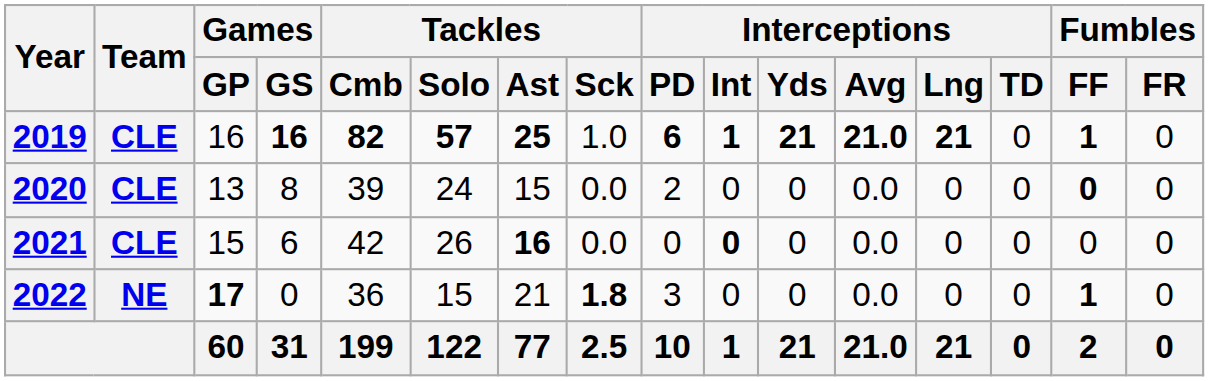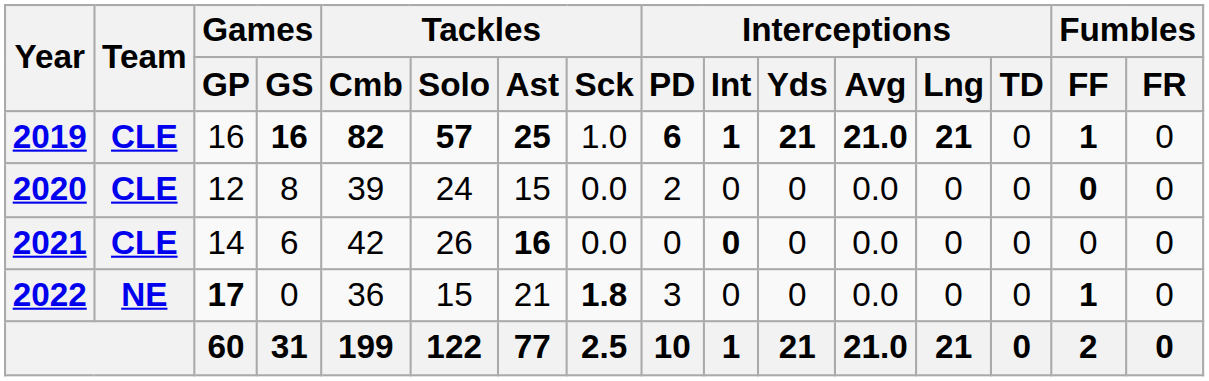(226, 189) 13 -> (226, 189) 12
(226, 242) 15 -> (226, 242) 14
